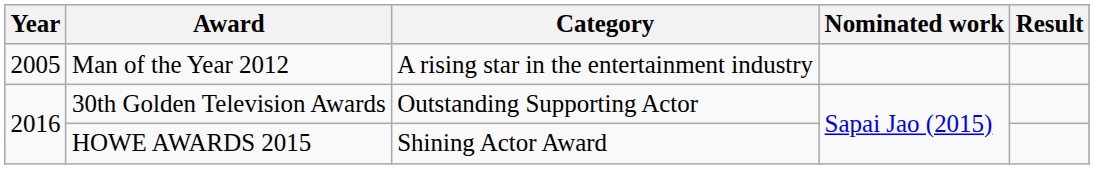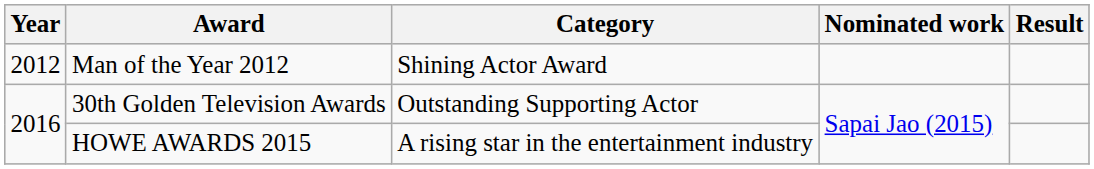(35, 63) 2005 -> (35, 63) 2012
(605, 63) A rising star in the entertainment industry -> (502, 63) Shining Actor Award
(502, 143) Shining Actor Award -> (605, 143) A rising star in the entertainment industry
